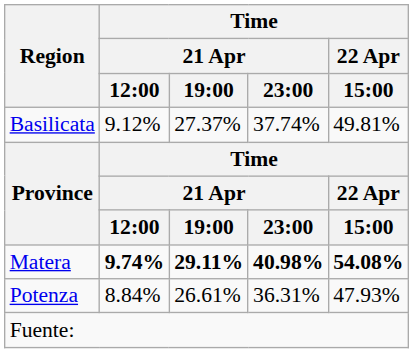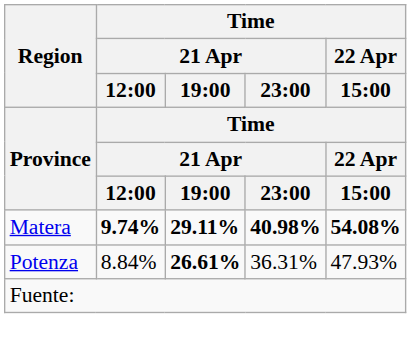- row: (52, 124)
(207, 295) normal -> (205, 261) bold
